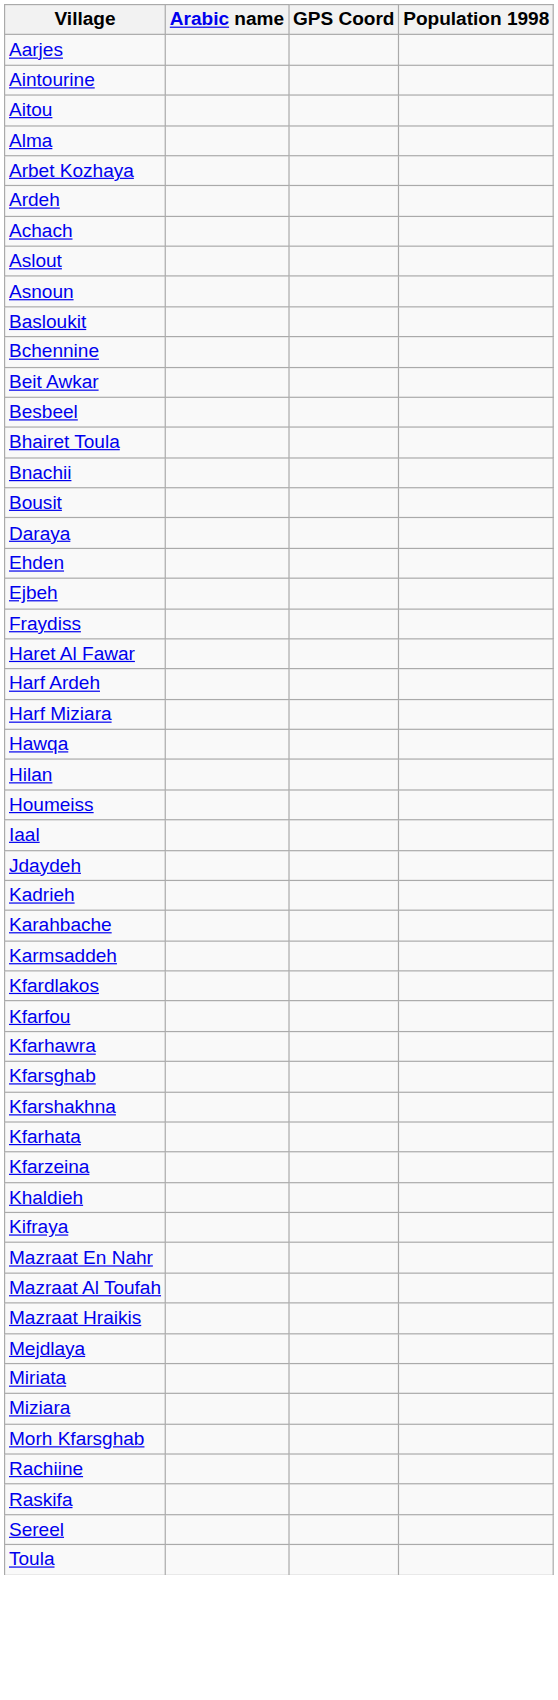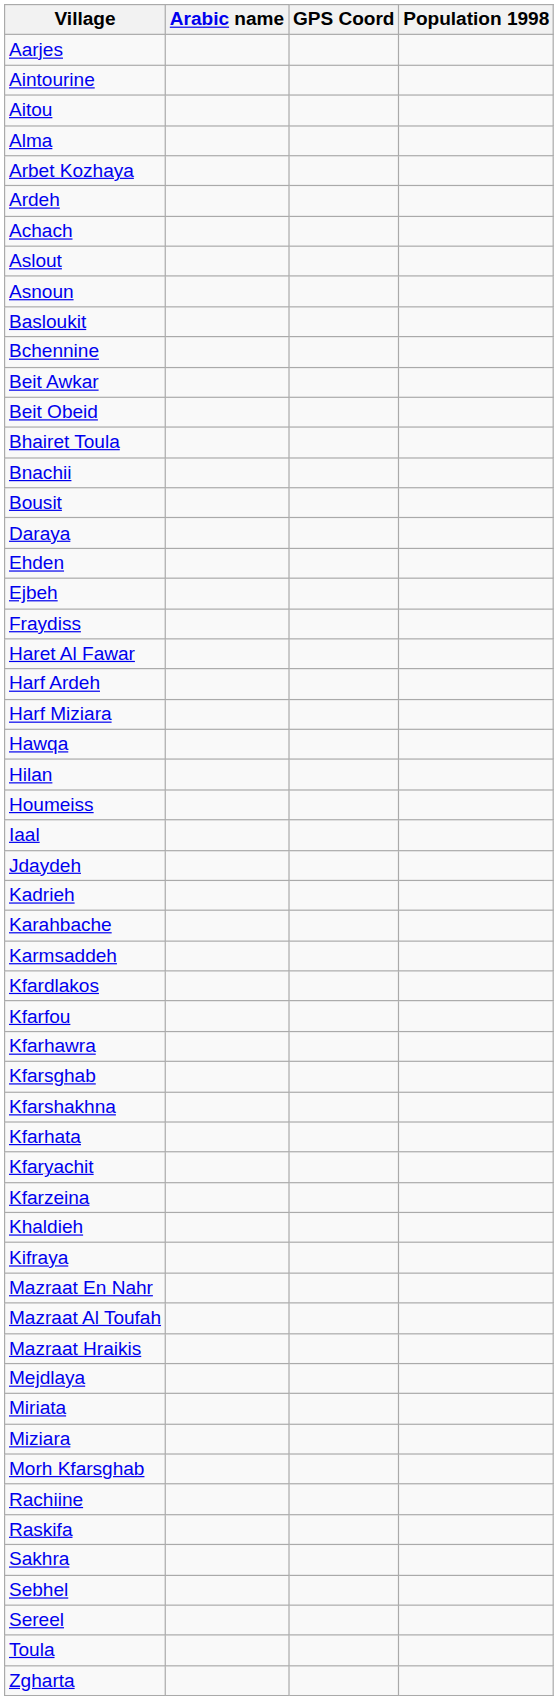+ row: (53, 412)
- row: (43, 412)
+ row: (51, 1167)
+ row: (39, 1559)
+ row: (39, 1589)
+ row: (42, 1680)
